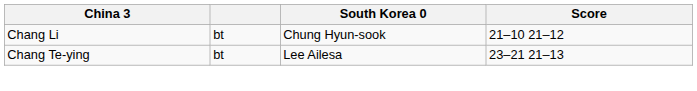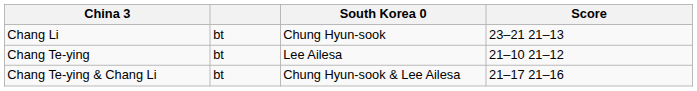(526, 34) 21–10 21–12 -> (526, 34) 23–21 21–13
(526, 55) 23–21 21–13 -> (526, 55) 21–10 21–12
+ row: (82, 75)
